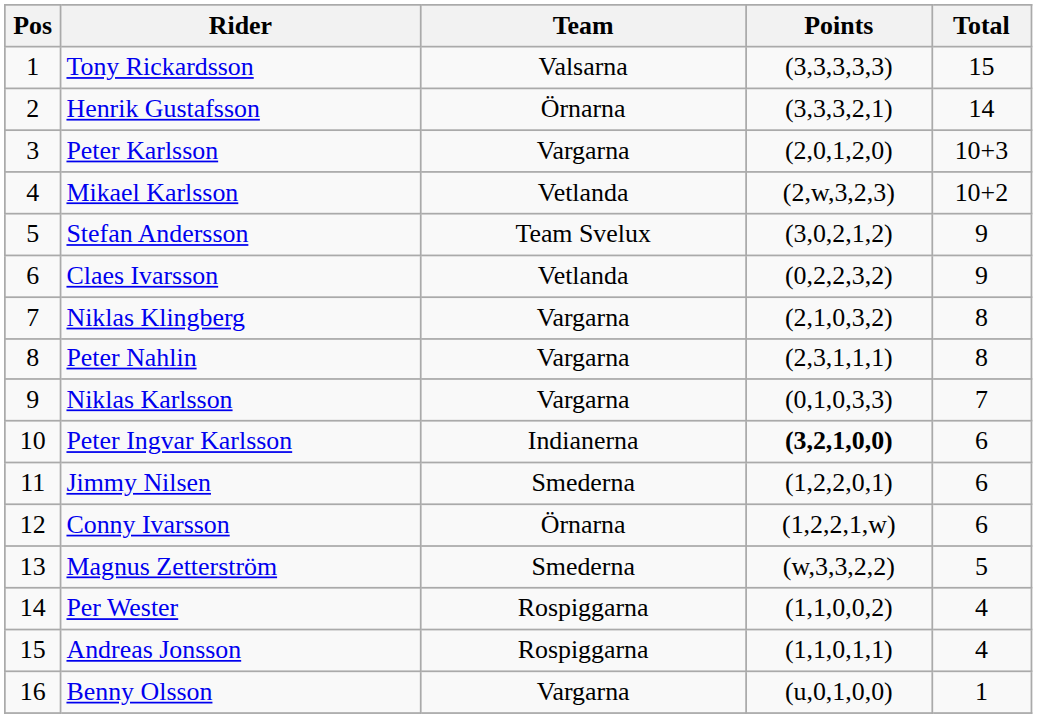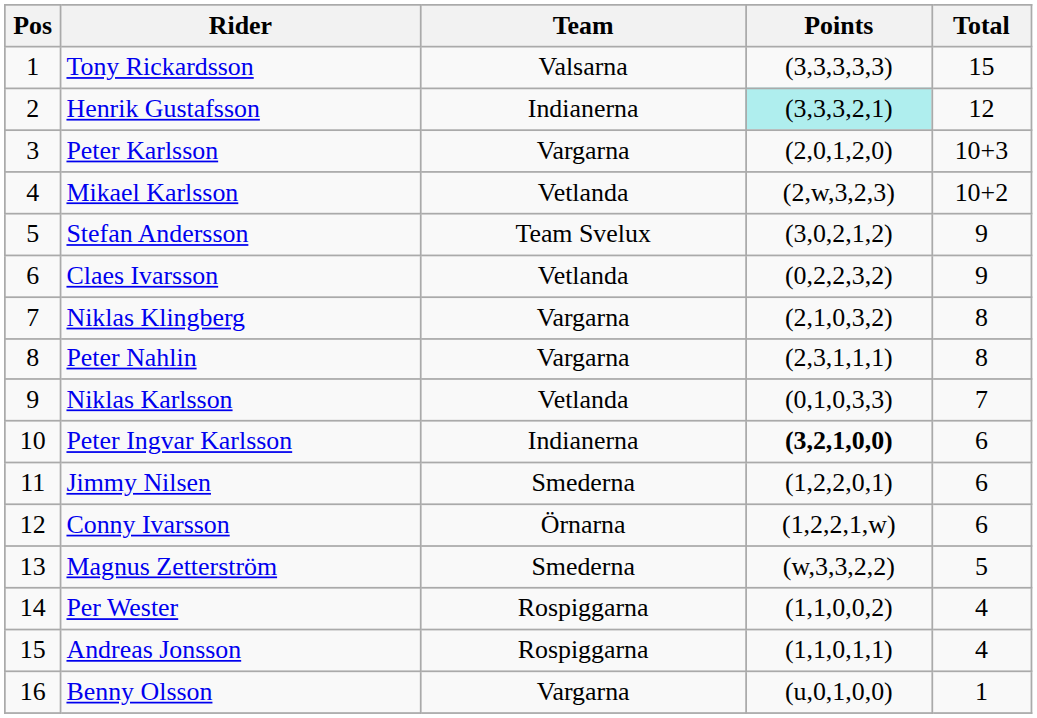(583, 108) Örnarna -> (583, 108) Indianerna
(839, 108) no background -> (839, 108) paleturquoise background
(981, 108) 14 -> (981, 108) 12
(583, 400) Vargarna -> (583, 400) Vetlanda
